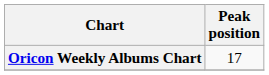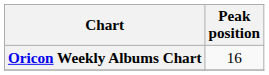(234, 57) 17 -> (234, 57) 16
